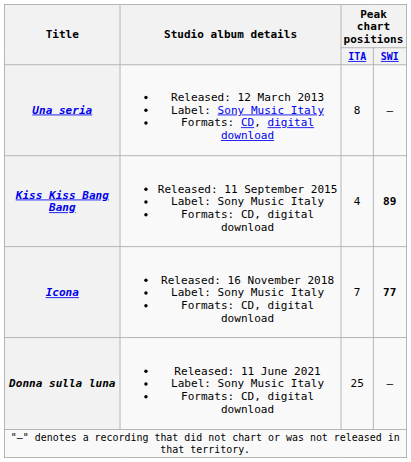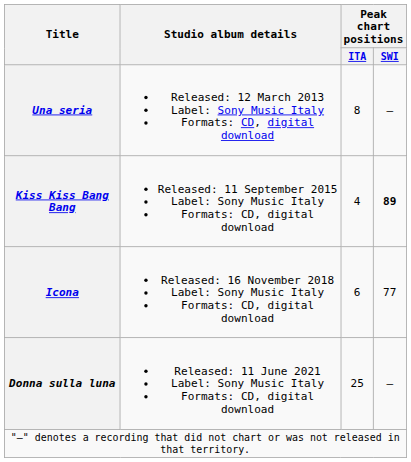(357, 292) 7 -> (357, 292) 6
(390, 292) bold -> (390, 292) normal
